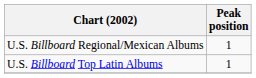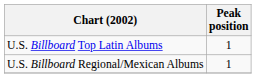rows swapped: (85, 63) <-> (105, 45)
